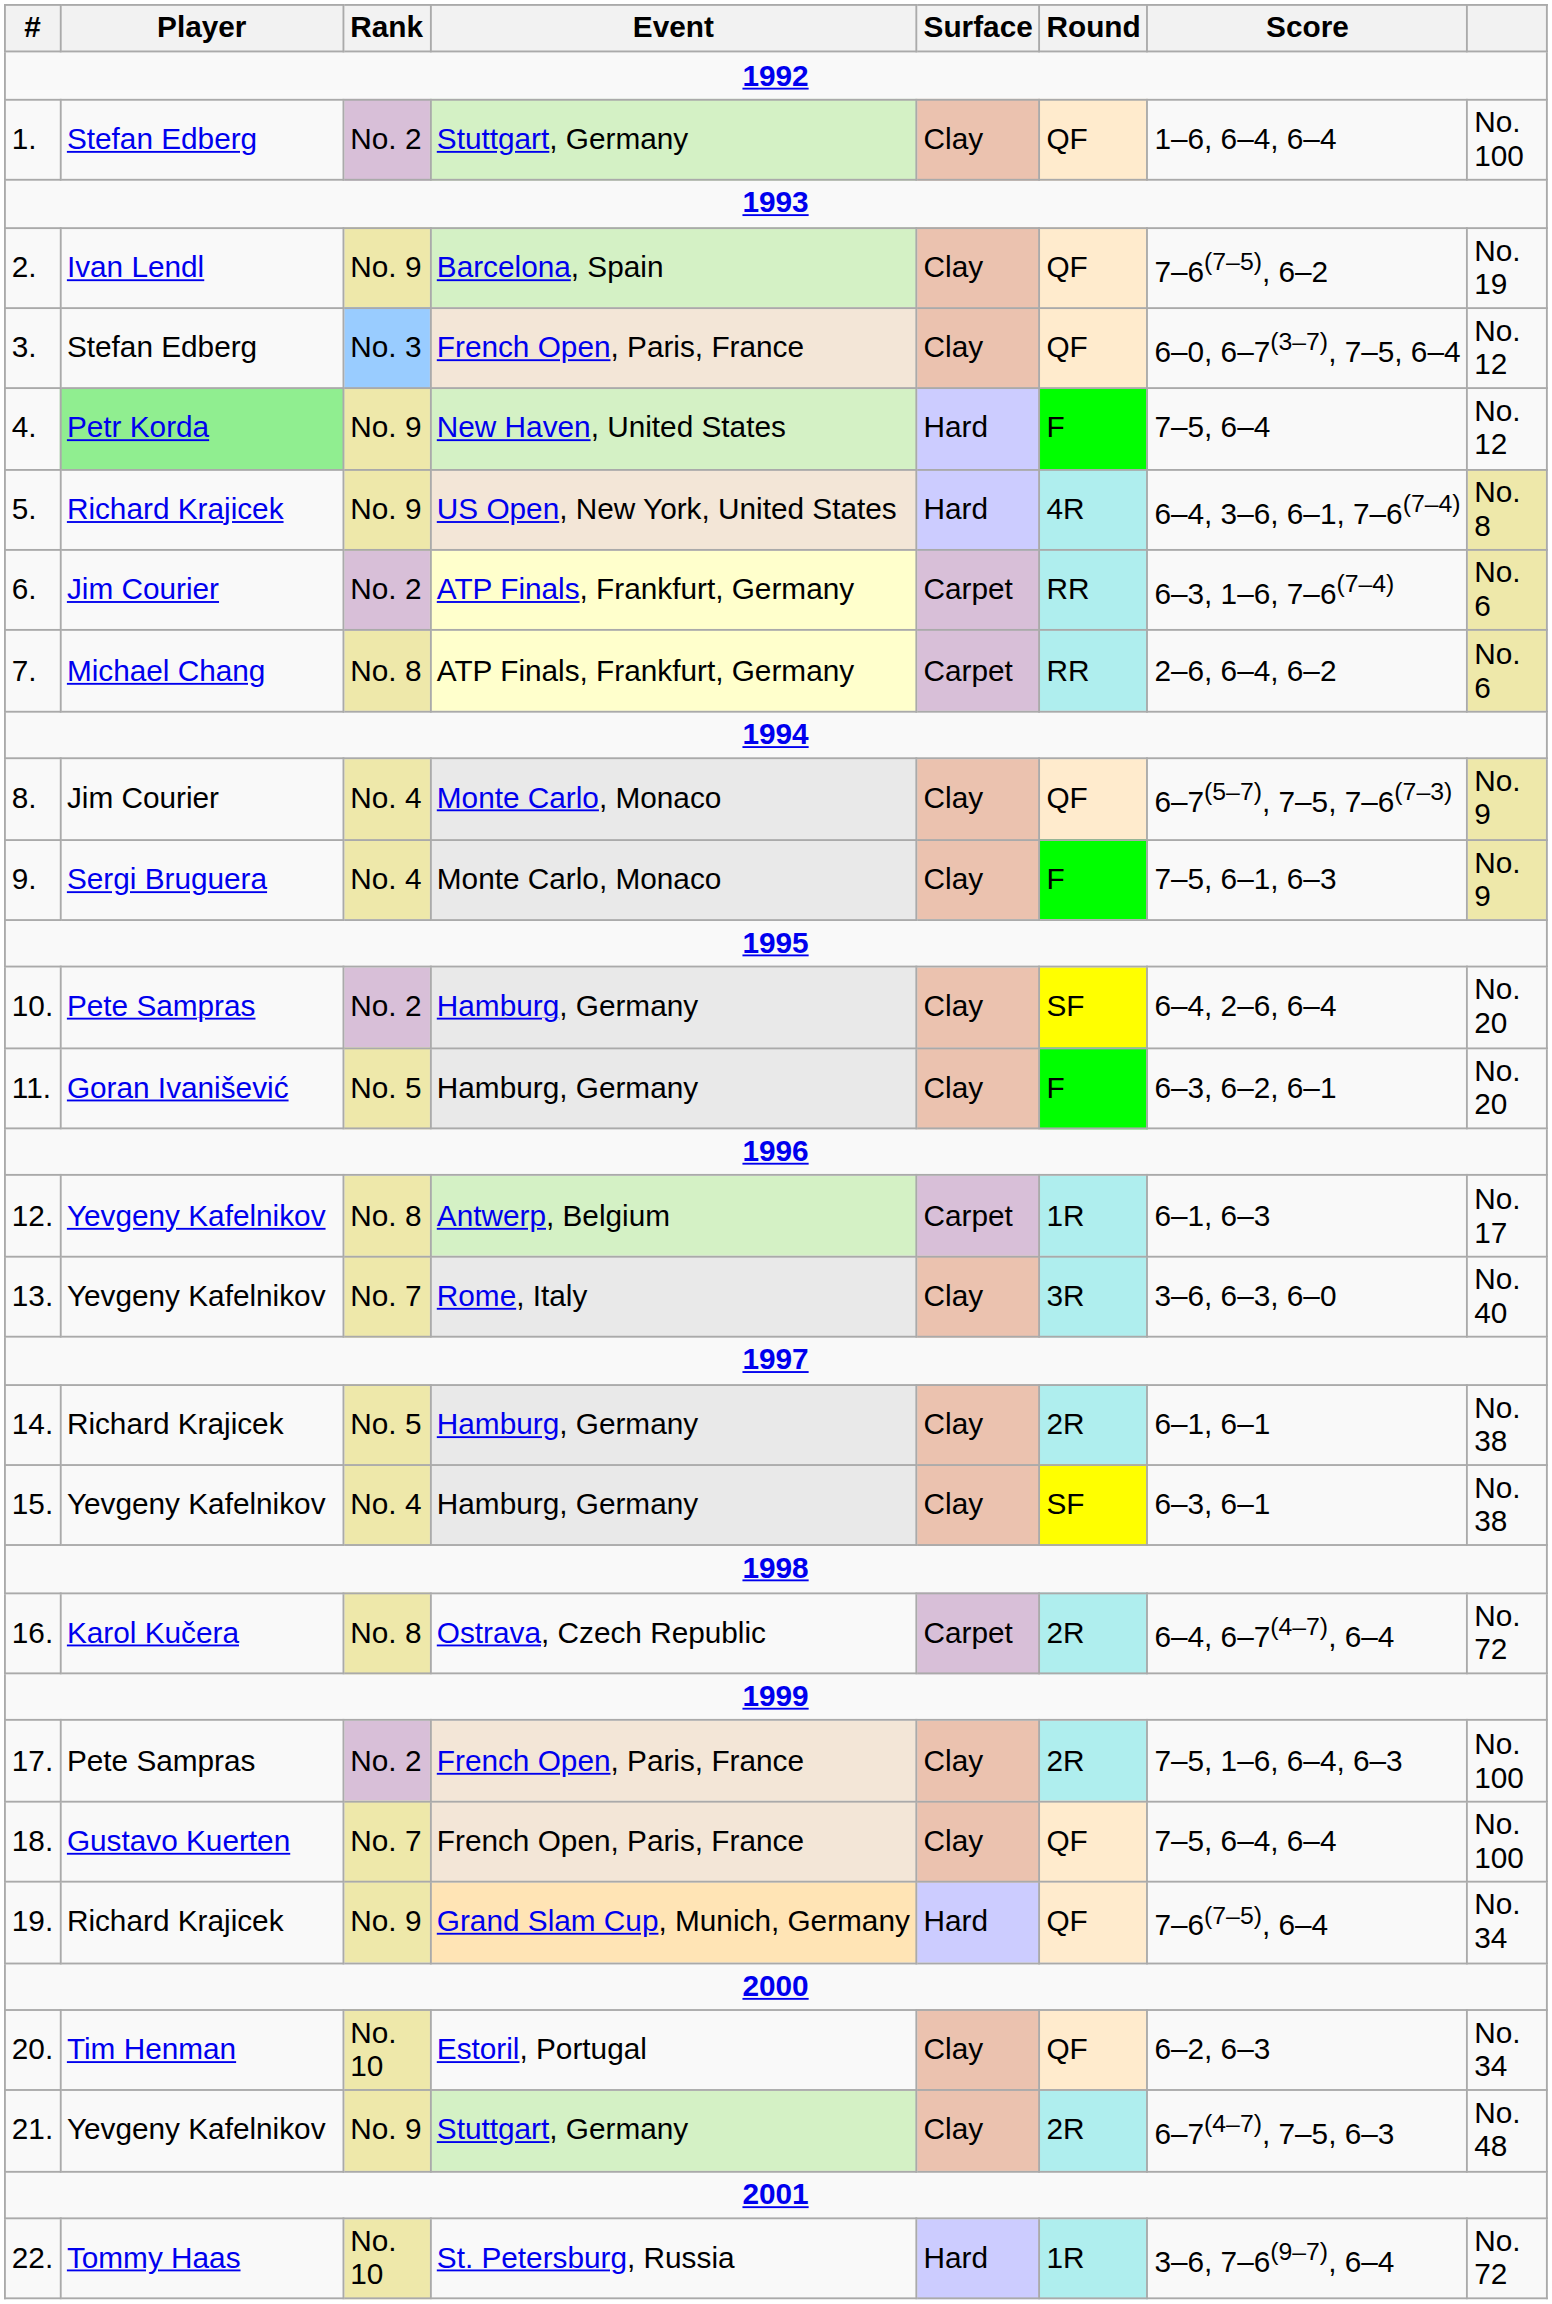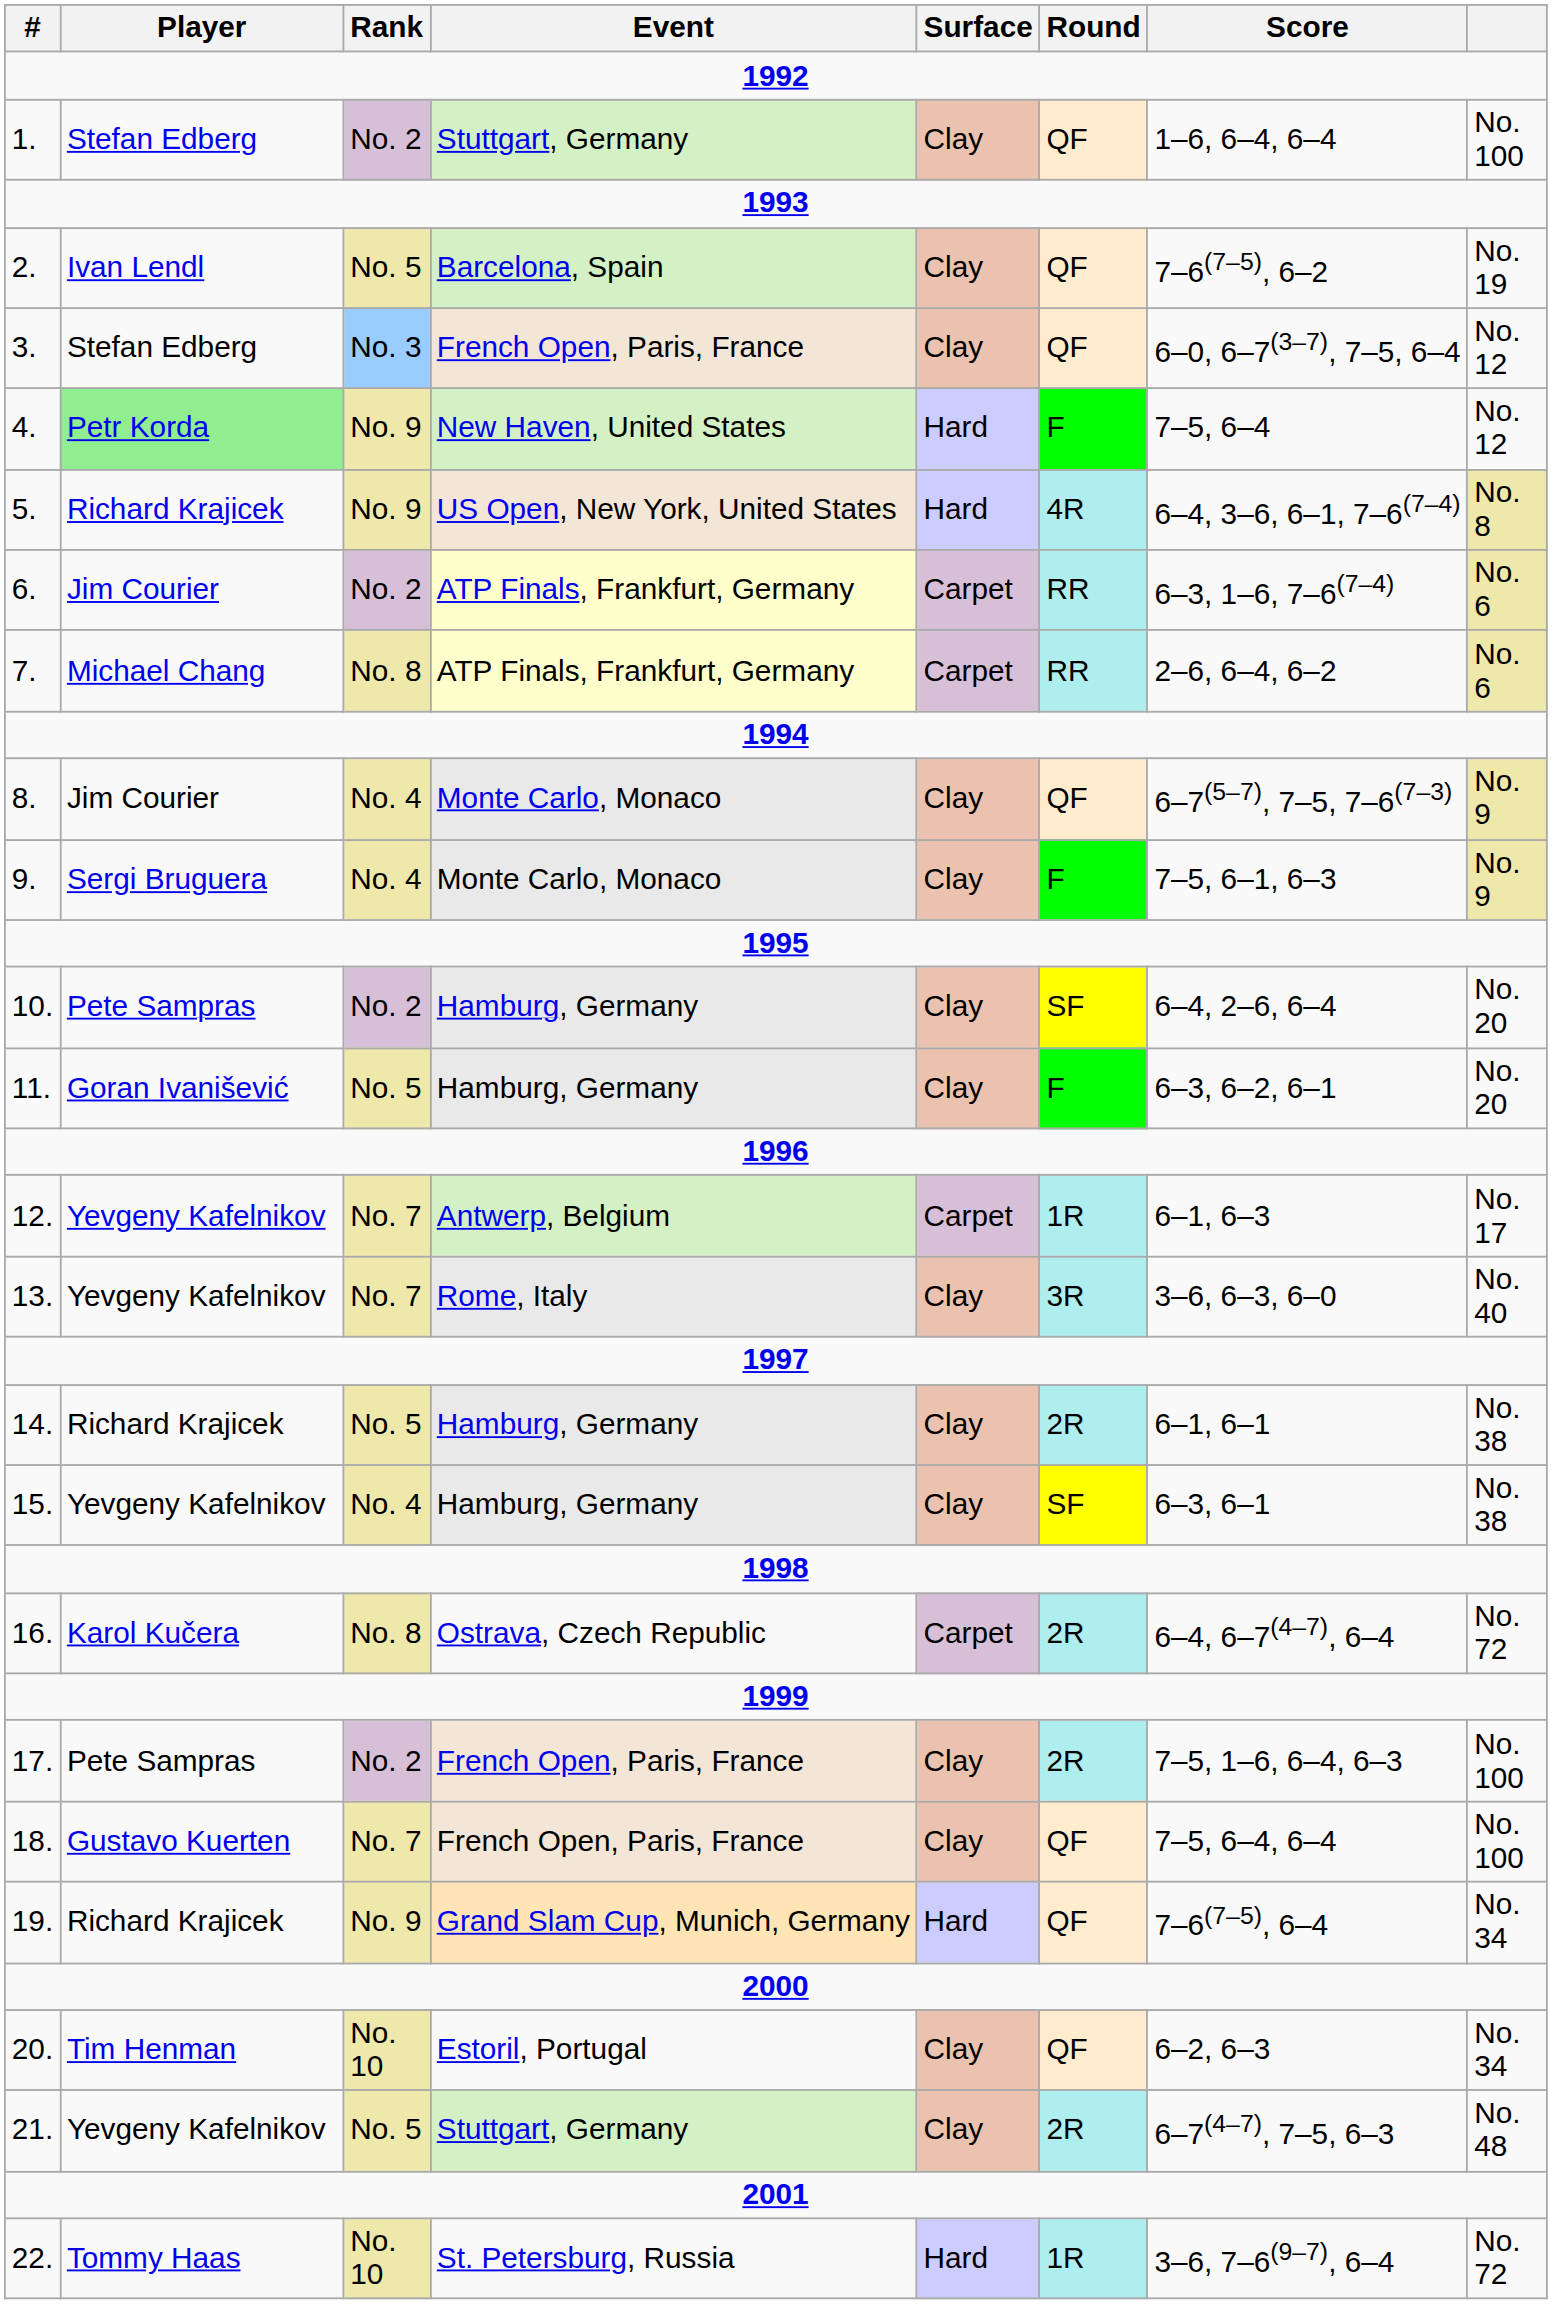(386, 267) No. 9 -> (386, 267) No. 5
(386, 1215) No. 8 -> (386, 1215) No. 7
(386, 2130) No. 9 -> (386, 2130) No. 5
